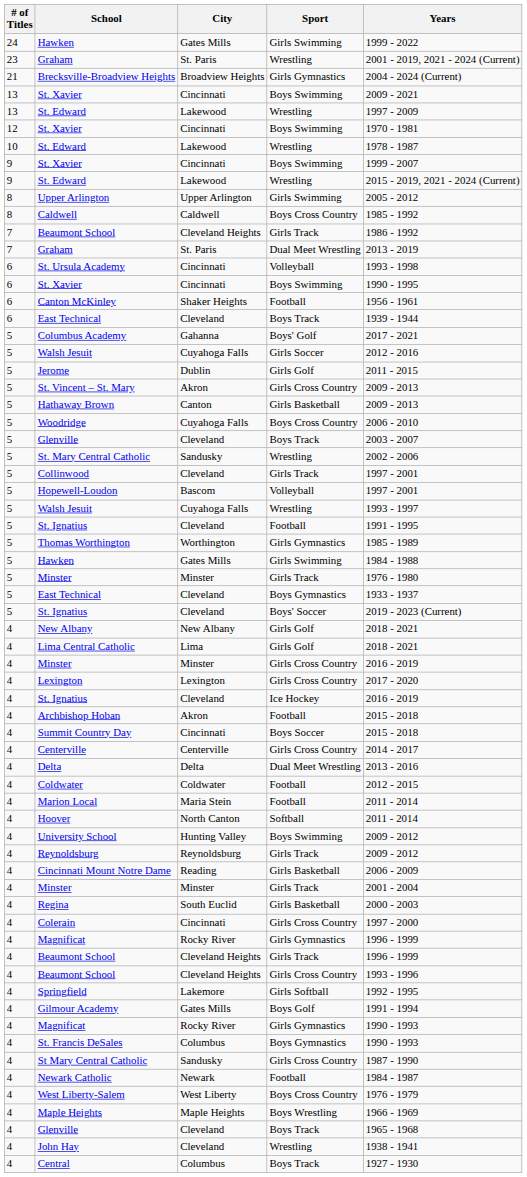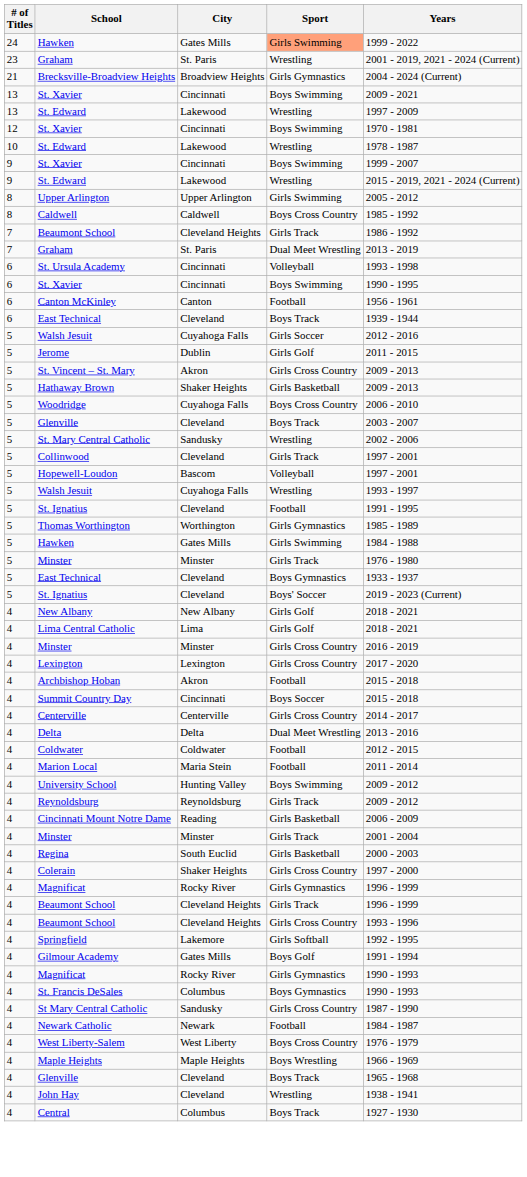(306, 42) no background -> (306, 42) lightsalmon background
(214, 301) Shaker Heights -> (196, 301) Canton
- row: (10, 335)
(196, 404) Canton -> (214, 387) Shaker Heights
- row: (10, 698)
- row: (10, 819)
(203, 922) Cincinnati -> (214, 870) Shaker Heights
